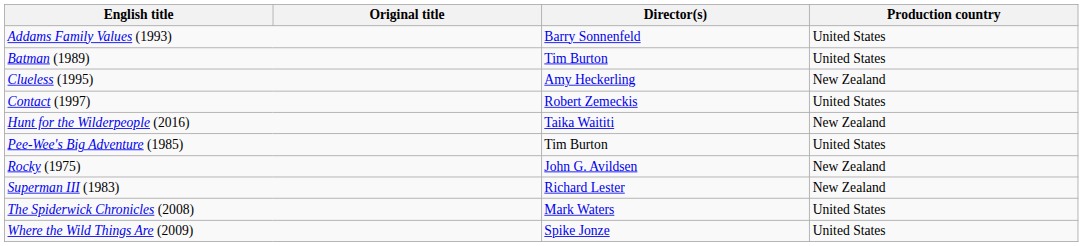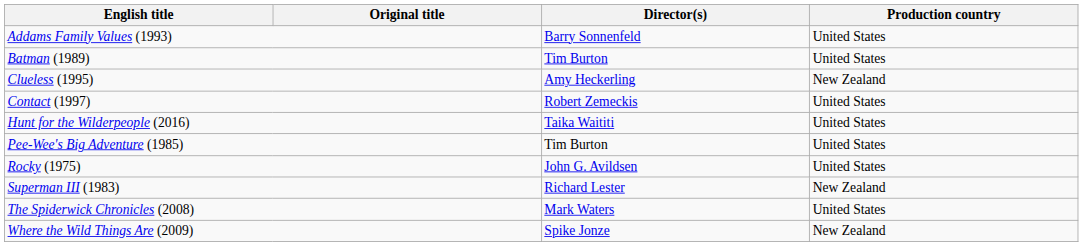(849, 123) New Zealand -> (849, 123) United States
(849, 166) New Zealand -> (849, 166) United States
(849, 230) United States -> (849, 230) New Zealand
